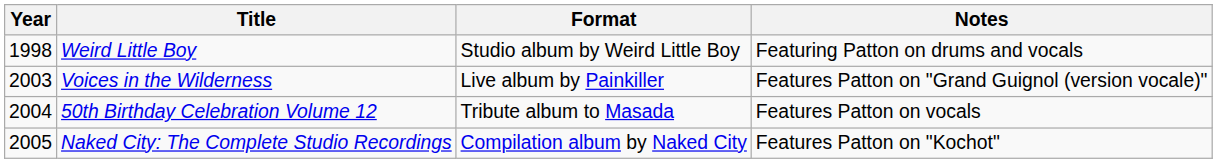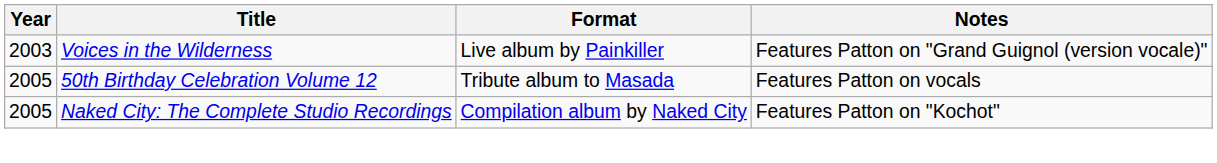- row: (129, 50)
(31, 111) 2004 -> (31, 81) 2005
